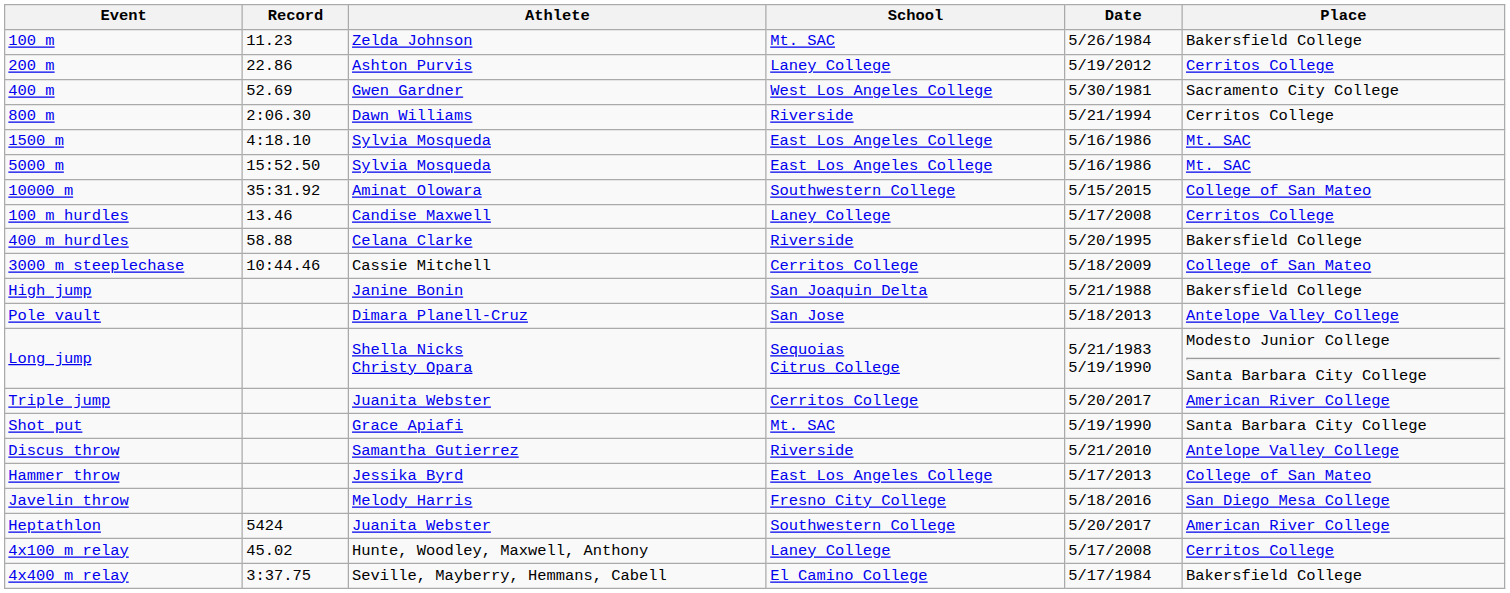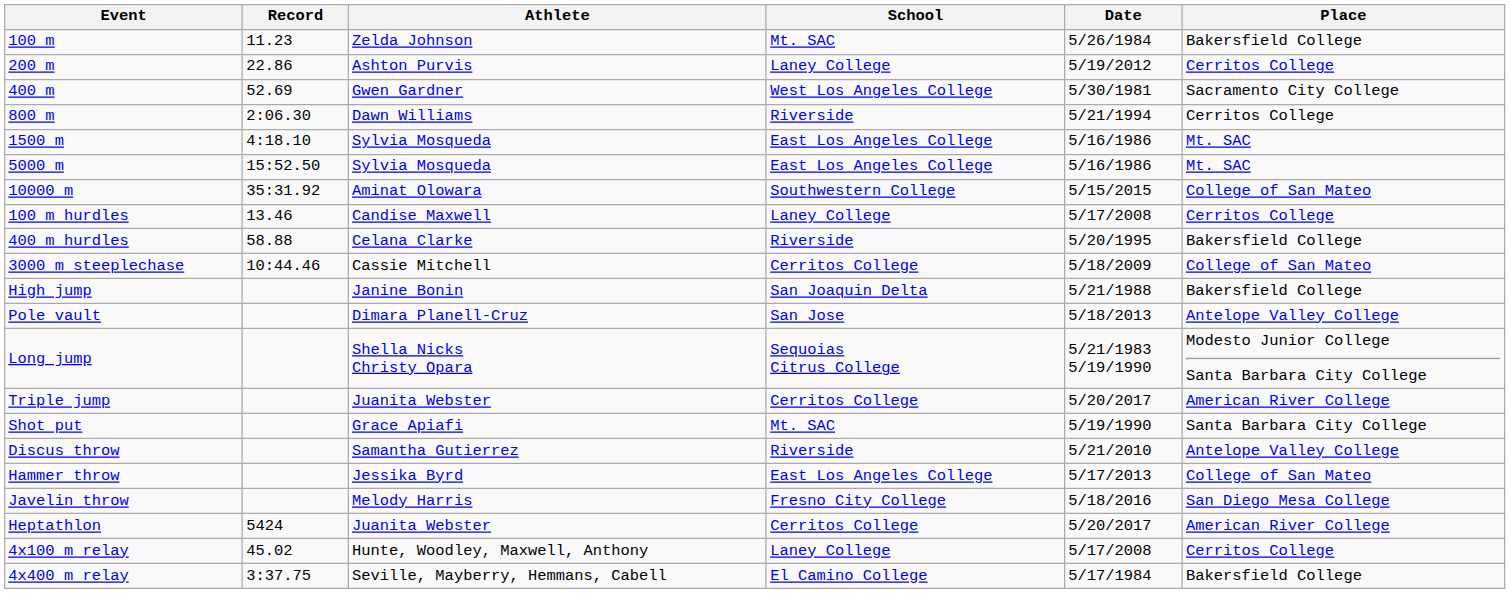(863, 526) Southwestern College -> (844, 526) Cerritos College
